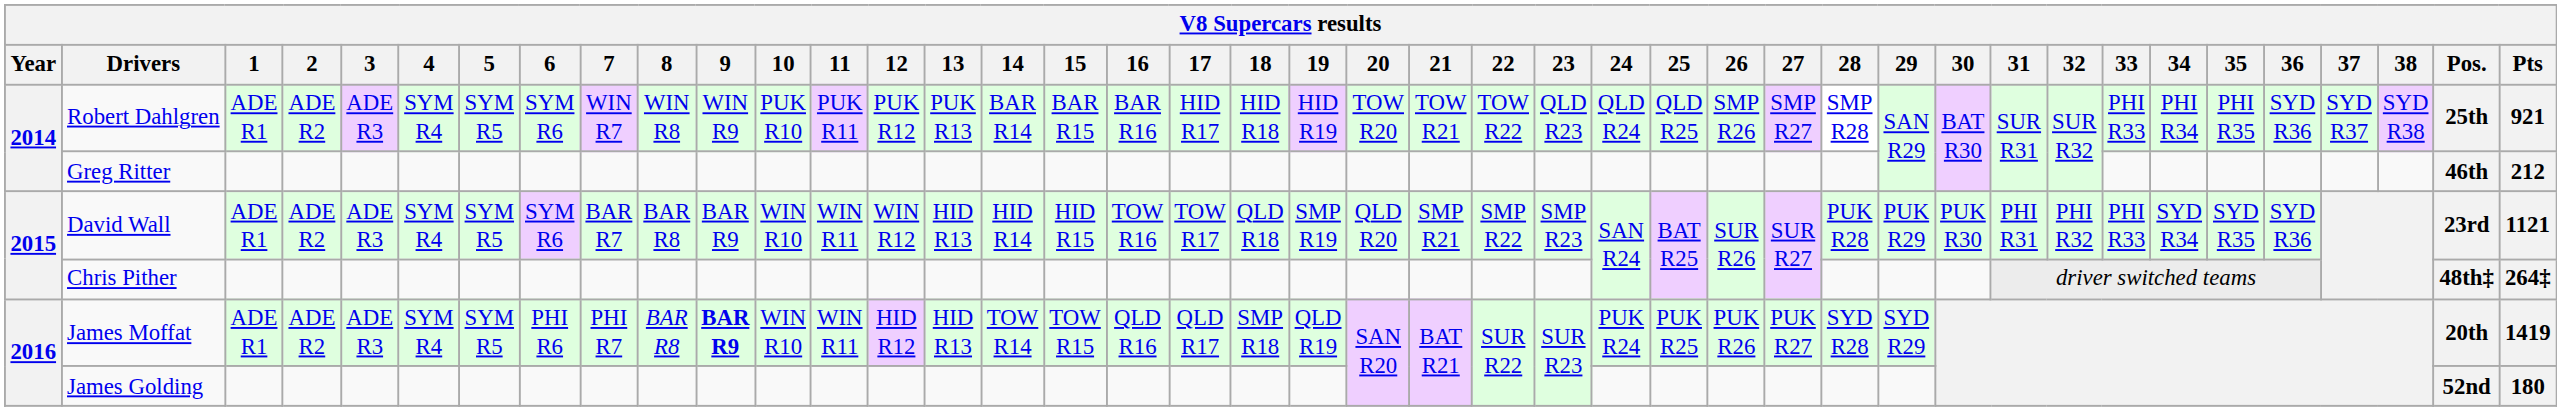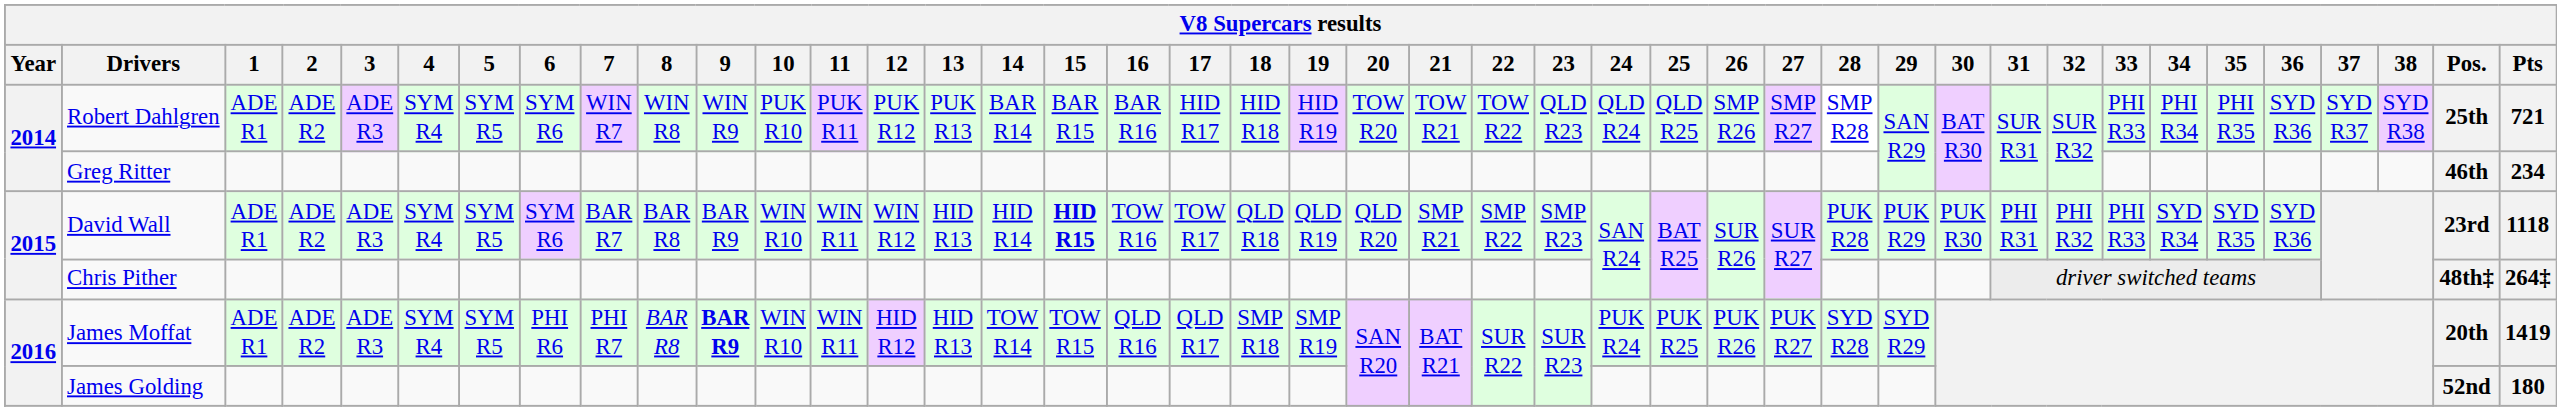(2528, 117) 921 -> (2528, 117) 721
(2528, 171) 212 -> (2528, 171) 234
(1075, 224) normal -> (1075, 224) bold
(1318, 224) SMP R19 -> (1318, 224) QLD R19
(2528, 224) 1121 -> (2528, 224) 1118
(1318, 332) QLD R19 -> (1318, 332) SMP R19
